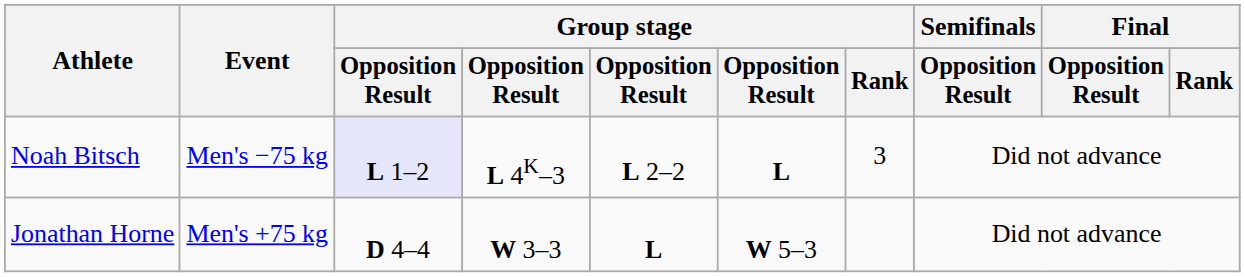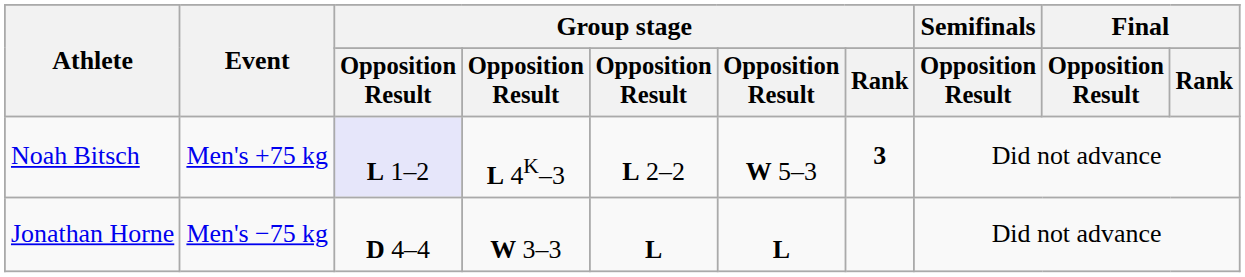(257, 156) Men's −75 kg -> (257, 156) Men's +75 kg
(781, 172) L -> (781, 172) W 5–3
(880, 156) normal -> (880, 156) bold
(257, 233) Men's +75 kg -> (257, 233) Men's −75 kg
(781, 249) W 5–3 -> (781, 249) L
